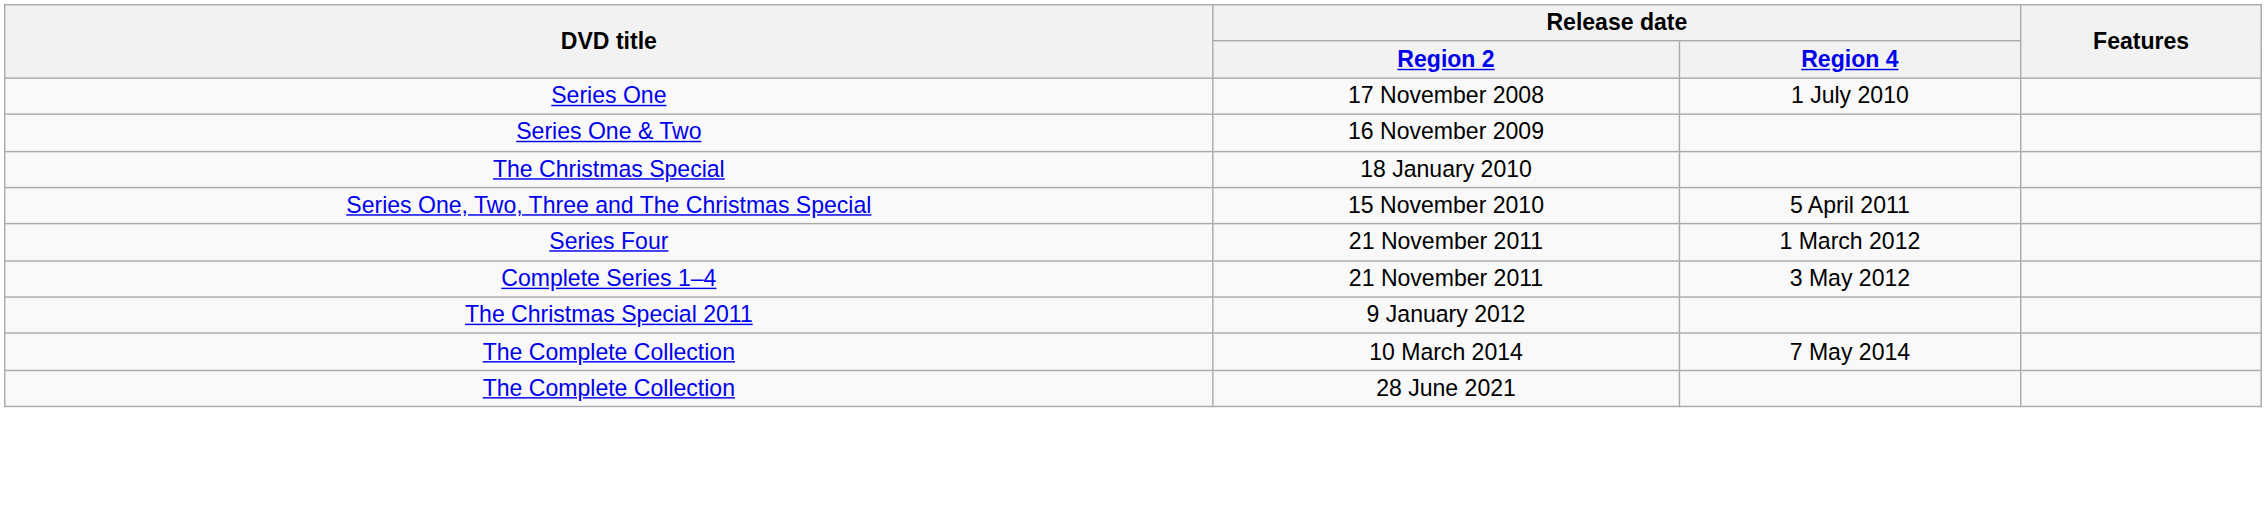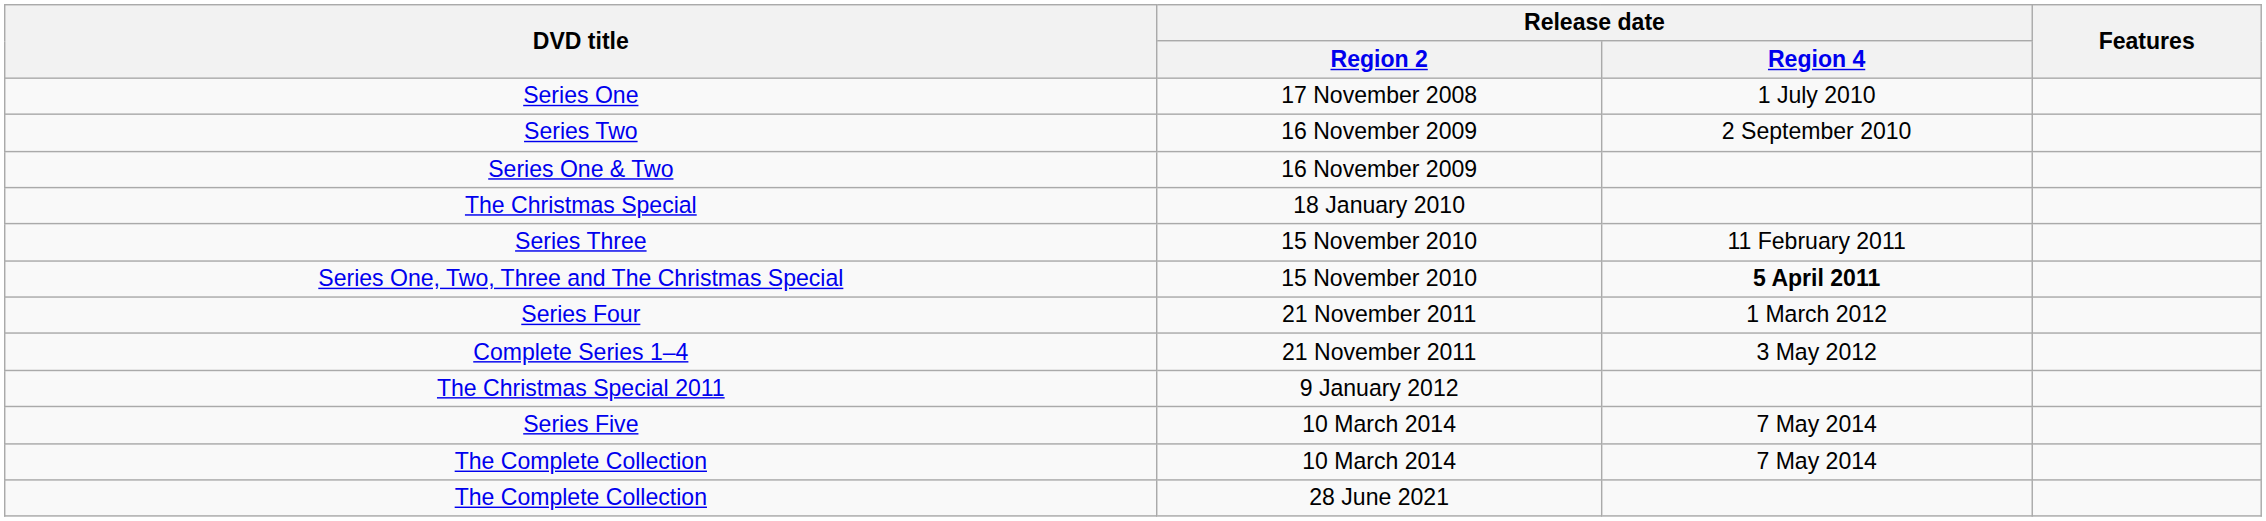+ row: (581, 132)
+ row: (581, 242)
(1850, 205) normal -> (1817, 278) bold
+ row: (581, 424)
